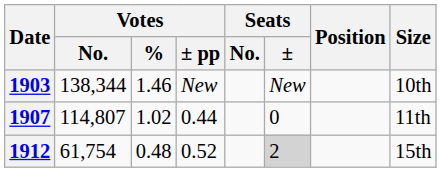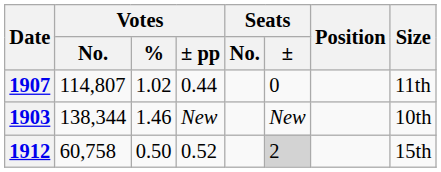rows swapped: (30, 85) <-> (30, 118)
(88, 150) 61,754 -> (88, 150) 60,758
(154, 150) 0.48 -> (154, 150) 0.50
